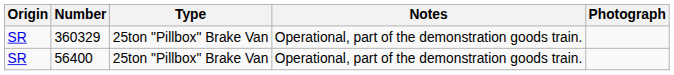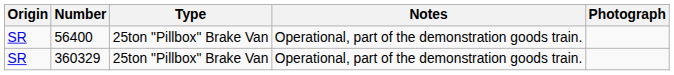rows swapped: (77, 37) <-> (74, 59)
